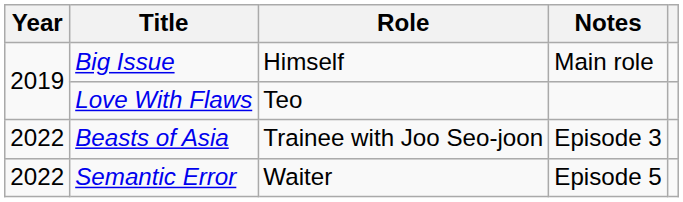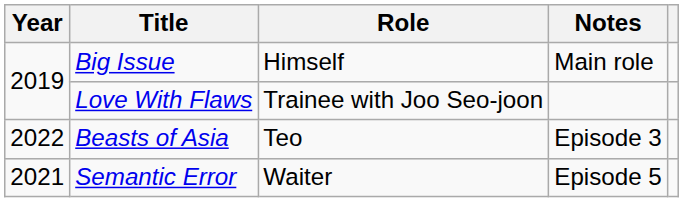(283, 100) Teo -> (403, 100) Trainee with Joo Seo-joon
(403, 138) Trainee with Joo Seo-joon -> (283, 138) Teo
(37, 176) 2022 -> (37, 176) 2021
